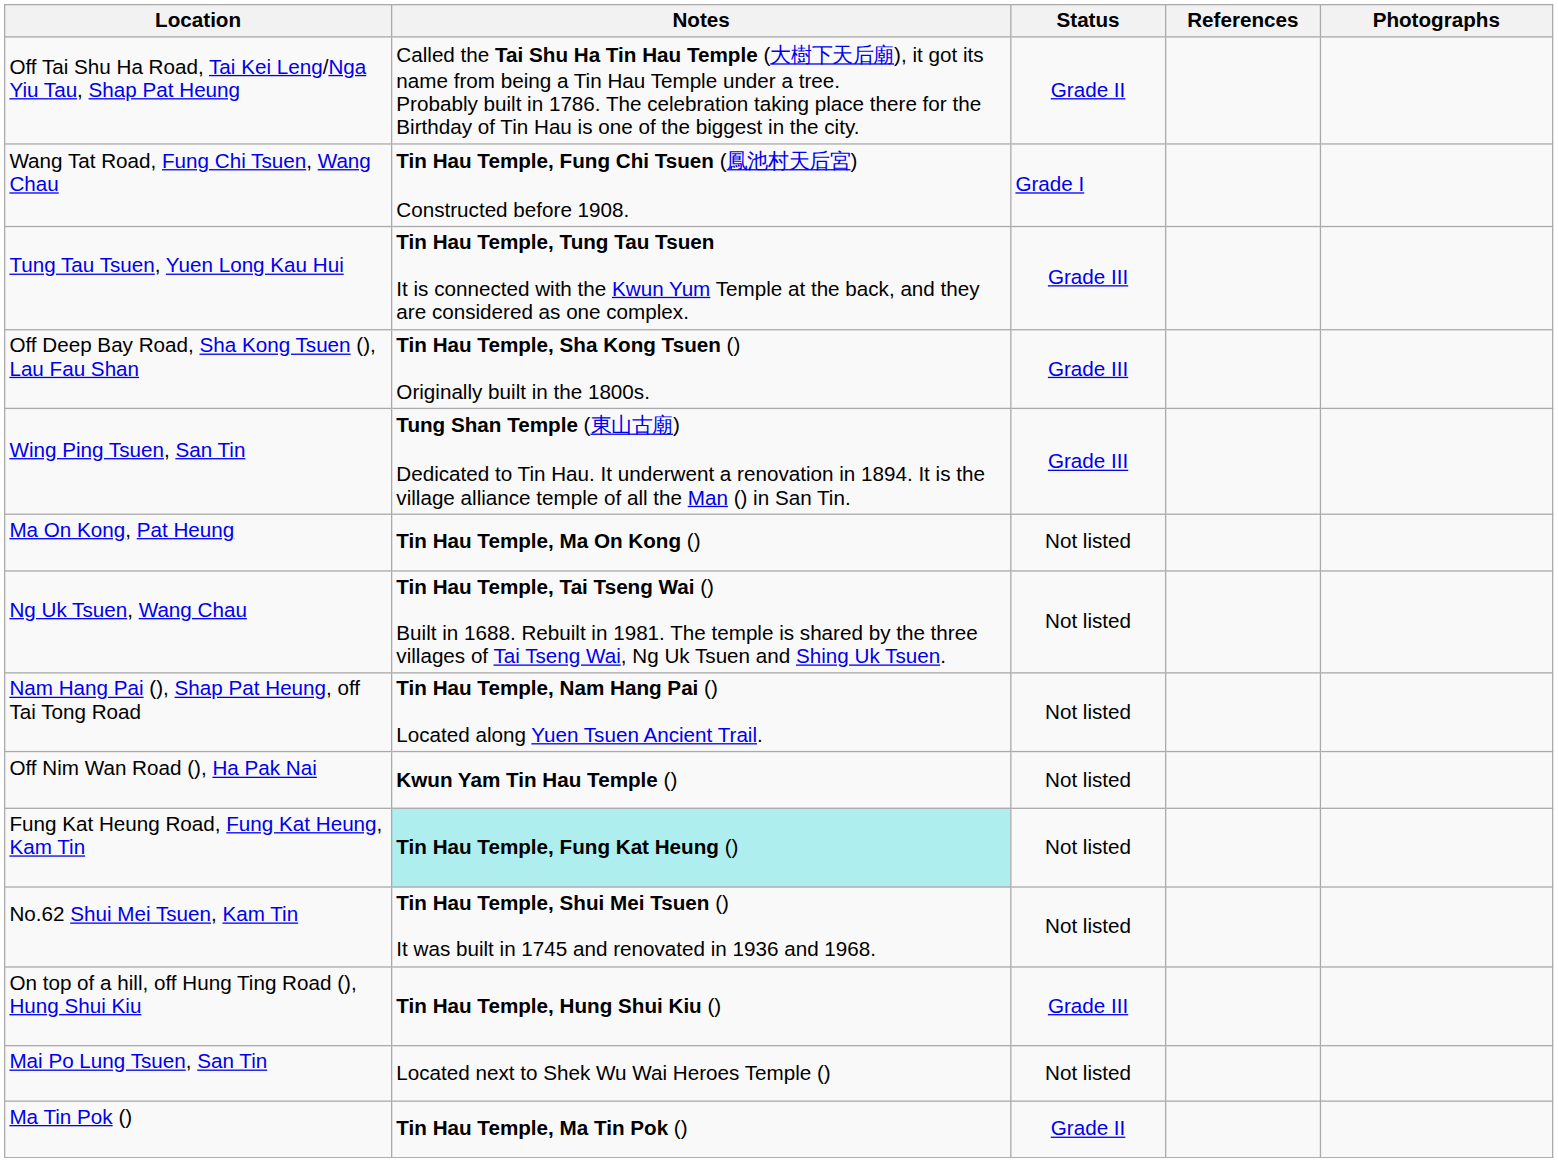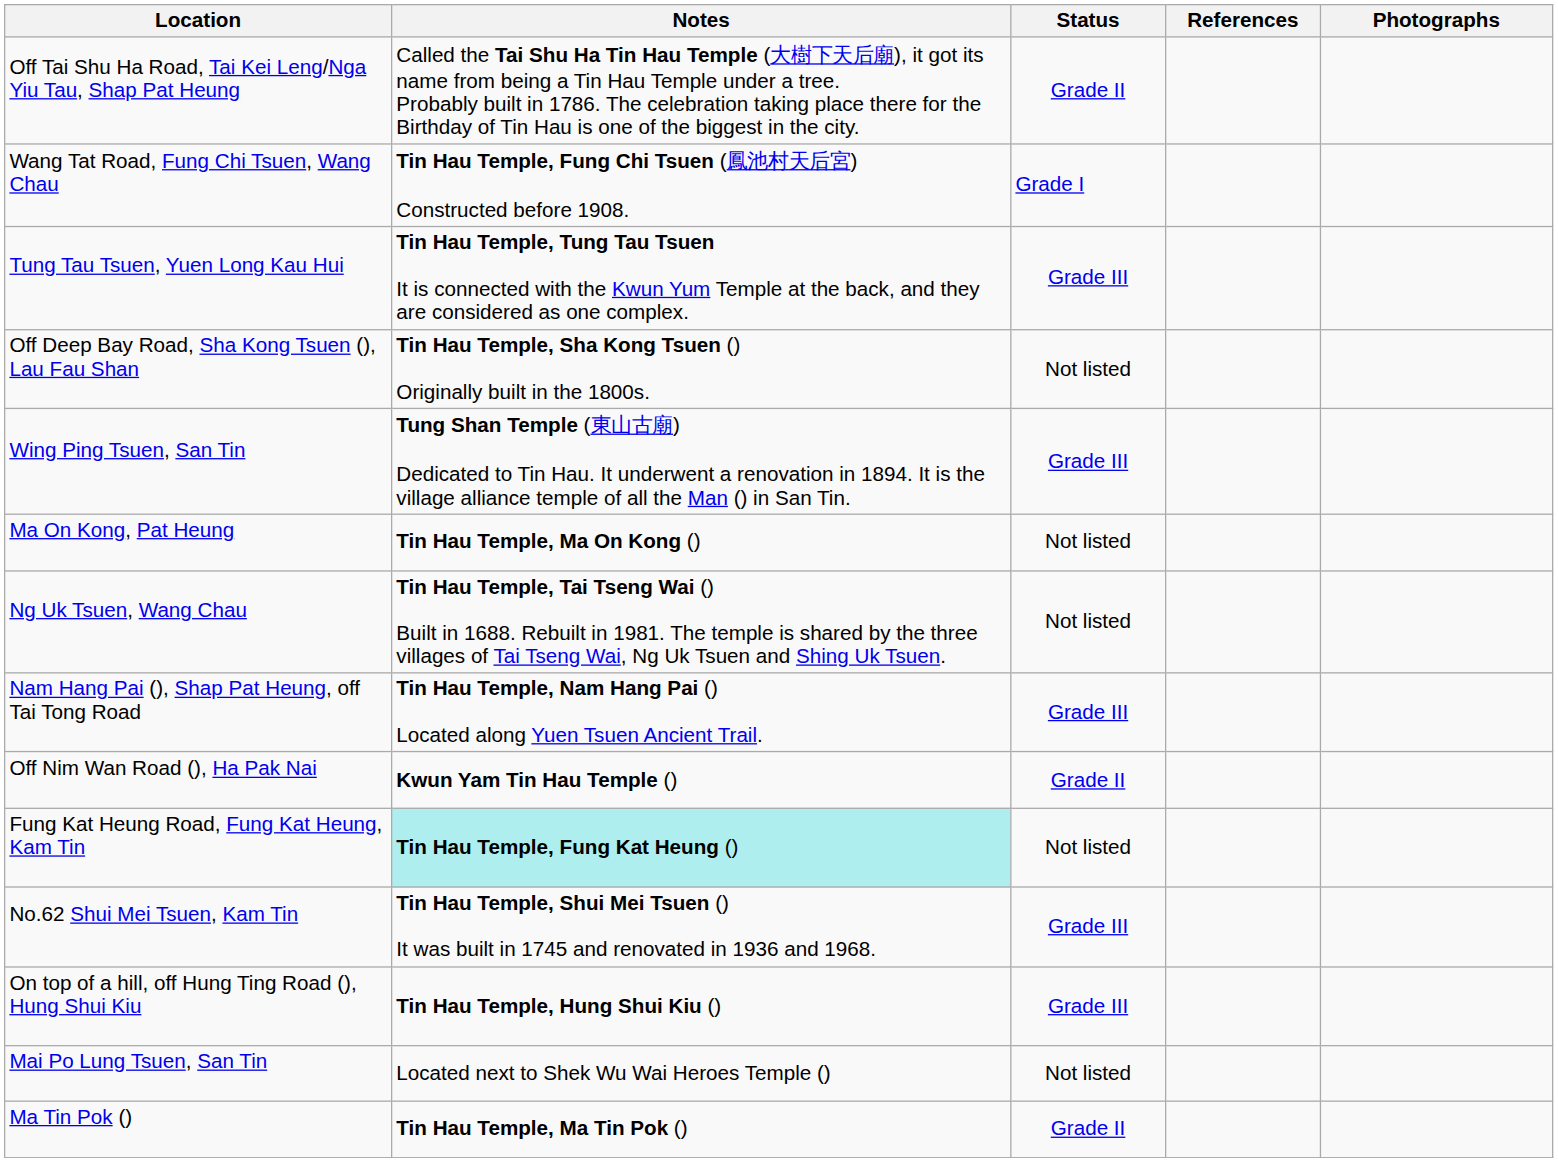(1088, 368) Grade III -> (1088, 368) Not listed
(1088, 712) Not listed -> (1088, 712) Grade III
(1088, 779) Not listed -> (1088, 779) Grade II
(1088, 926) Not listed -> (1088, 926) Grade III
